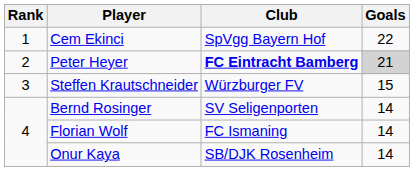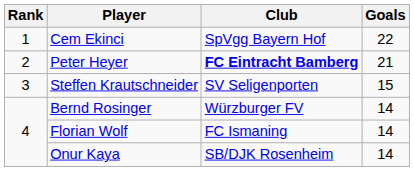(385, 62) lightgrey background -> (385, 62) no background
(254, 85) Würzburger FV -> (261, 85) SV Seligenporten
(261, 108) SV Seligenporten -> (254, 108) Würzburger FV
